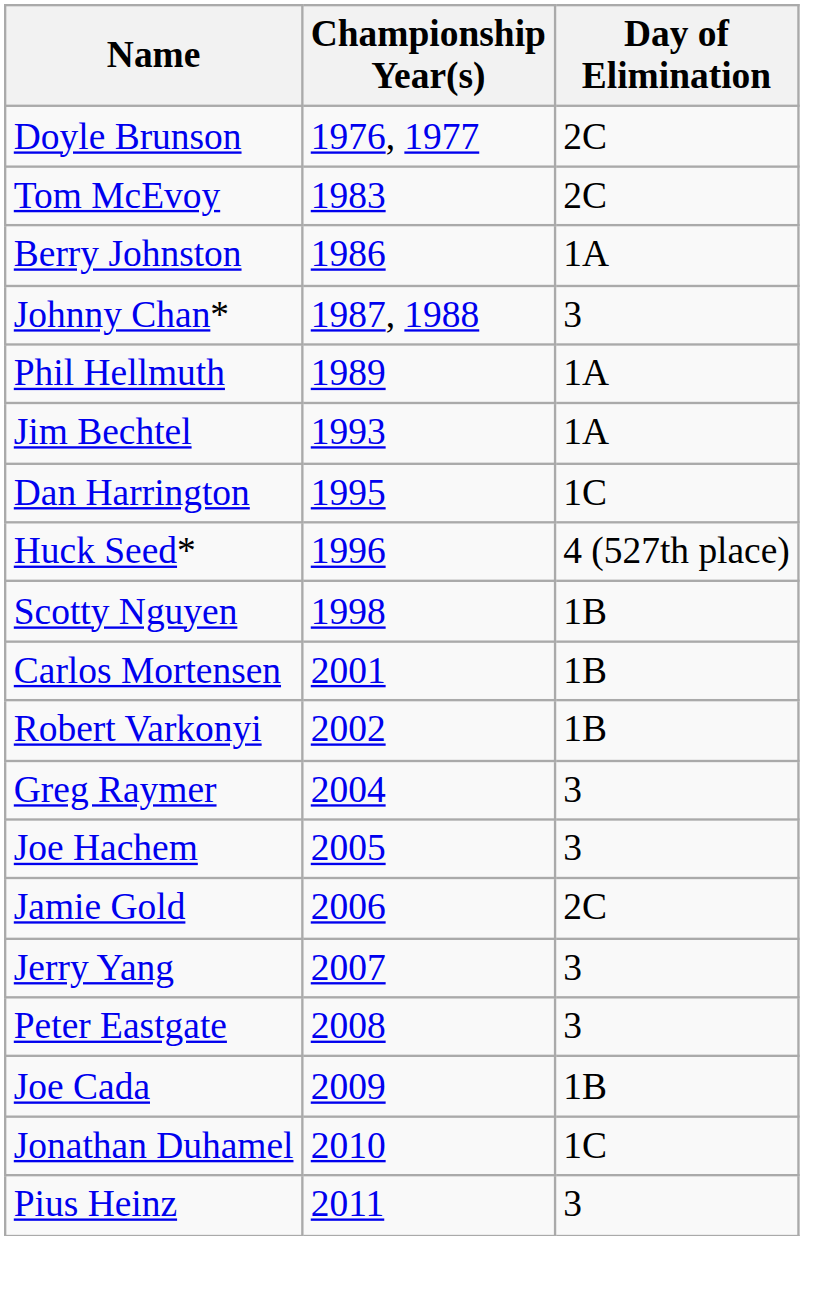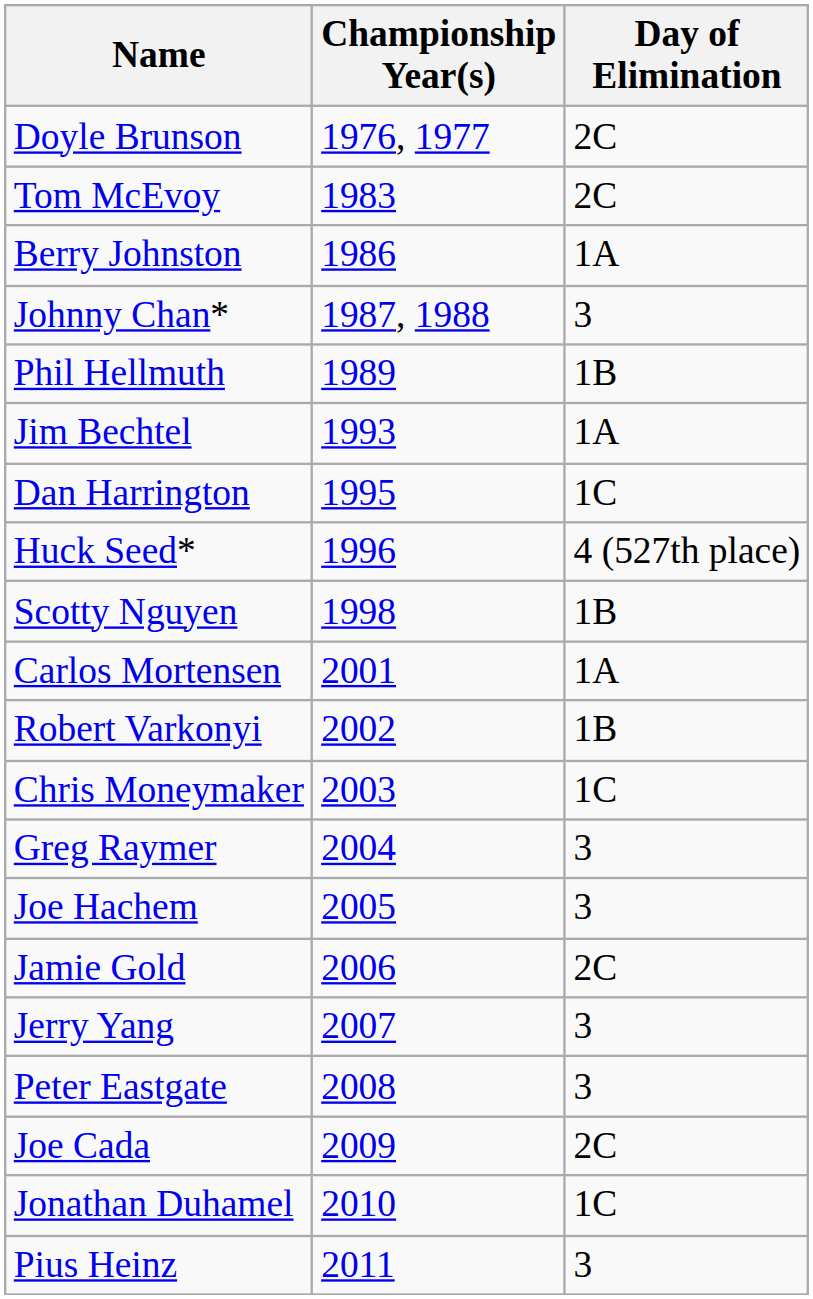(586, 373) 1A -> (595, 373) 1B
(585, 670) 1B -> (596, 670) 1A
+ row: (159, 788)
(585, 1085) 1B -> (595, 1145) 2C
